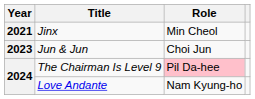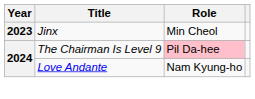(20, 31) 2021 -> (20, 31) 2023
- row: (63, 49)
